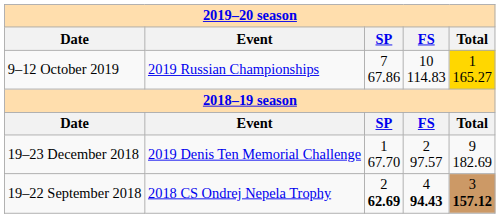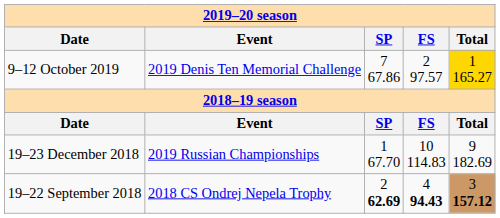(234, 69) 2019 Russian Championships -> (255, 69) 2019 Denis Ten Memorial Challenge
(426, 69) 10 114.83 -> (426, 69) 2 97.57
(255, 154) 2019 Denis Ten Memorial Challenge -> (234, 154) 2019 Russian Championships
(426, 154) 2 97.57 -> (426, 154) 10 114.83
